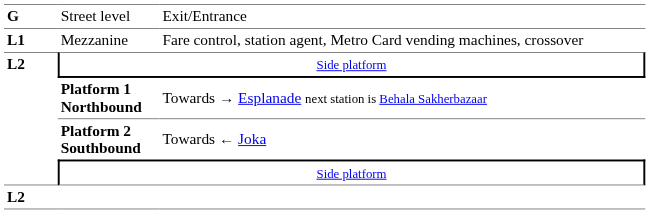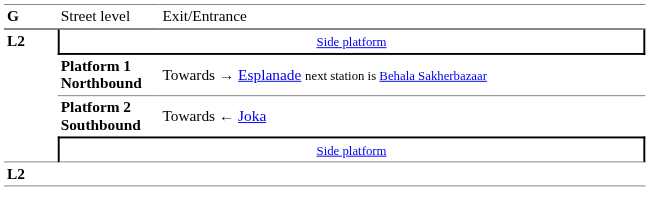- row: (94, 40)
